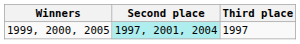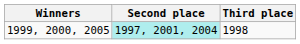(235, 30) 1997 -> (235, 30) 1998
